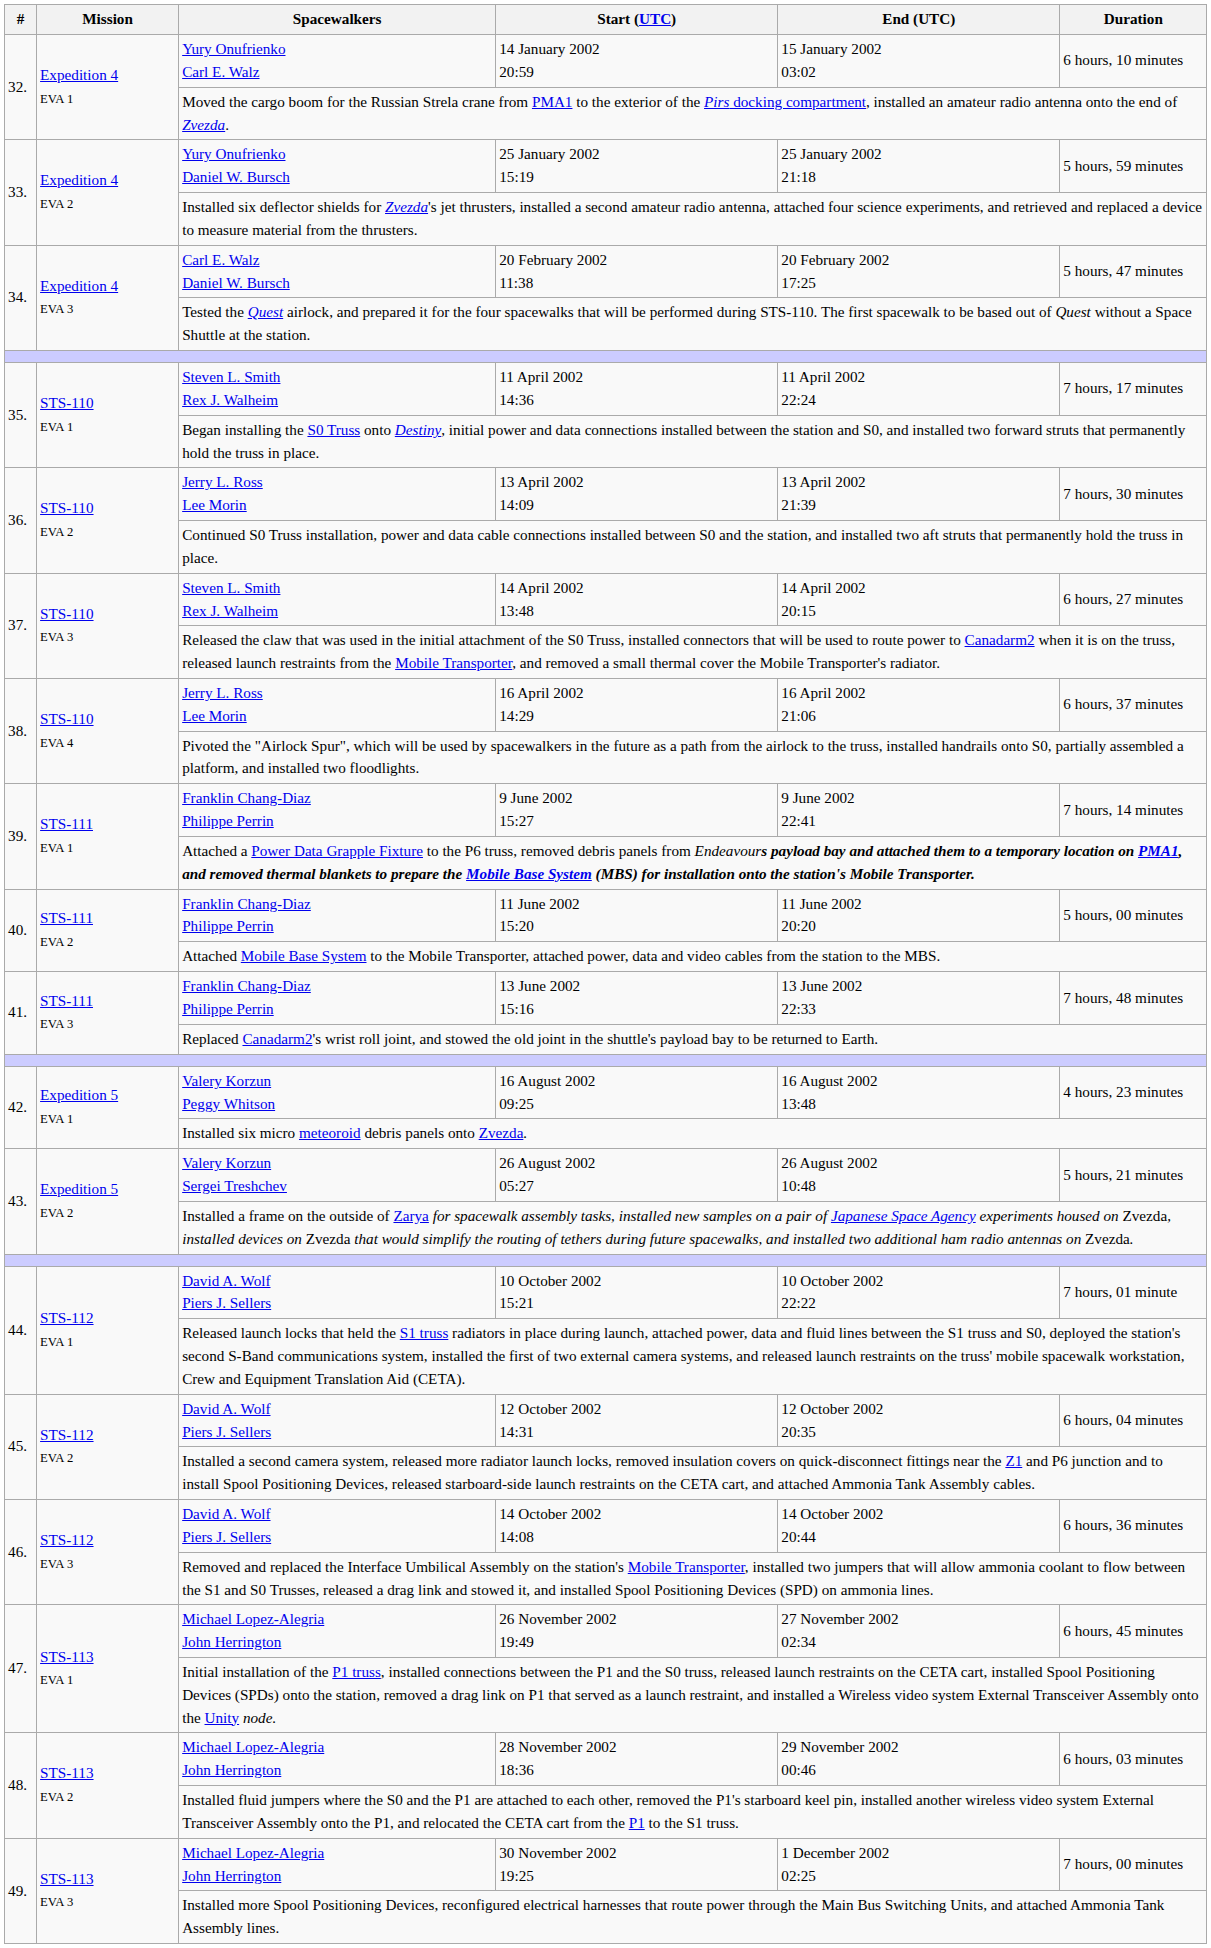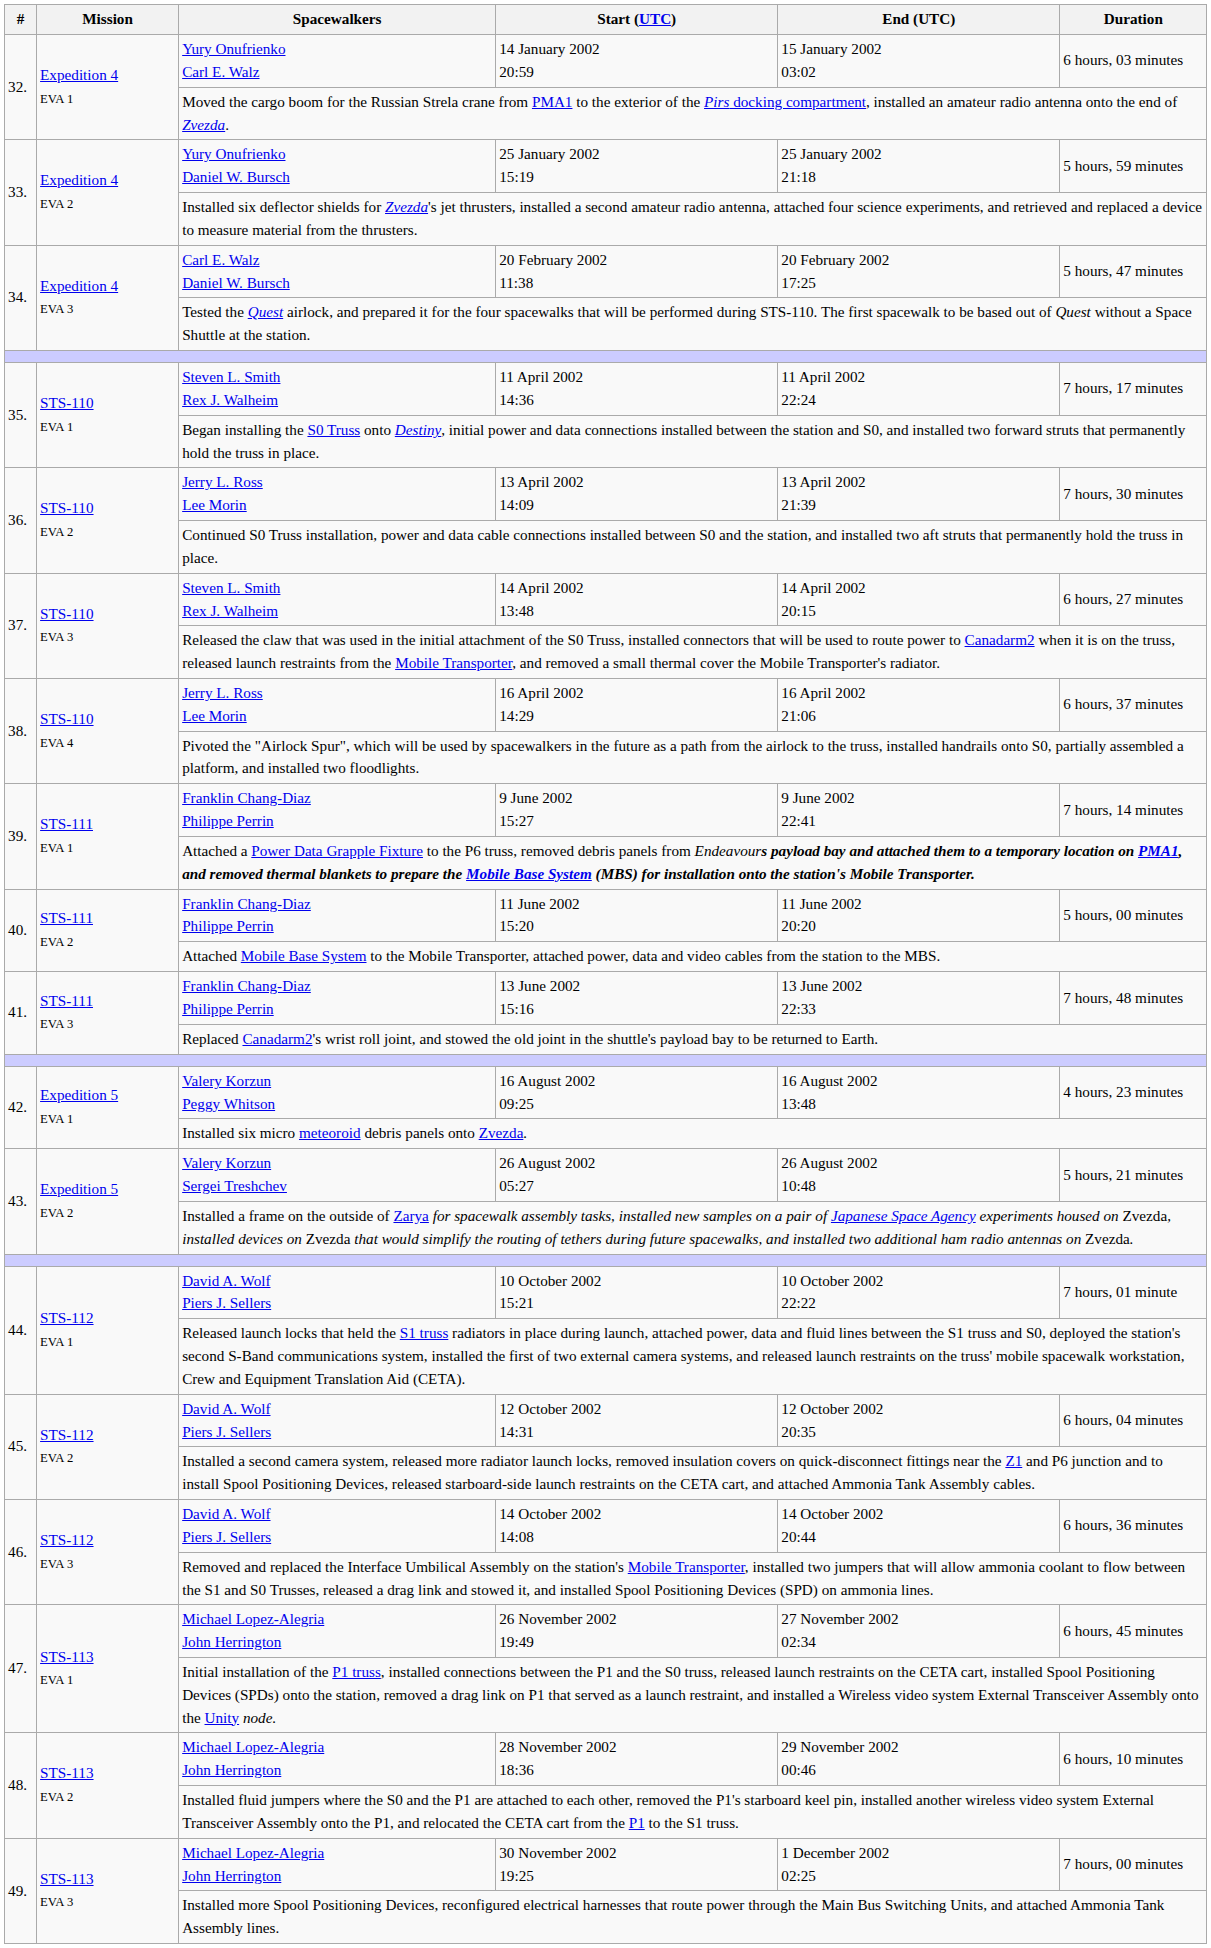(1123, 60) 6 hours, 10 minutes -> (1123, 60) 6 hours, 03 minutes
(1123, 1758) 6 hours, 03 minutes -> (1123, 1758) 6 hours, 10 minutes
